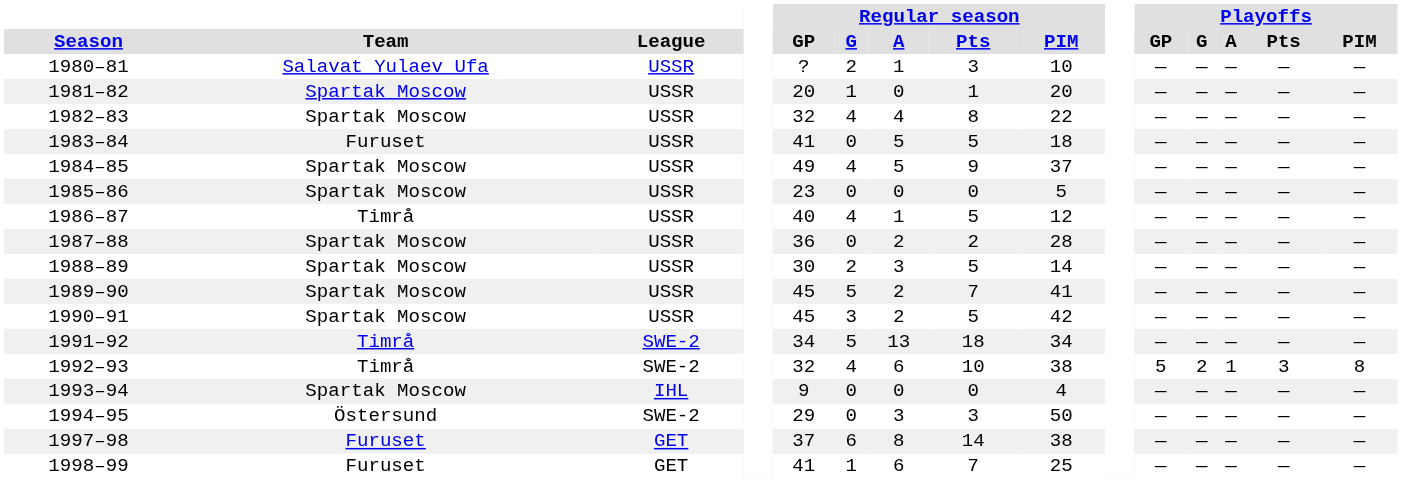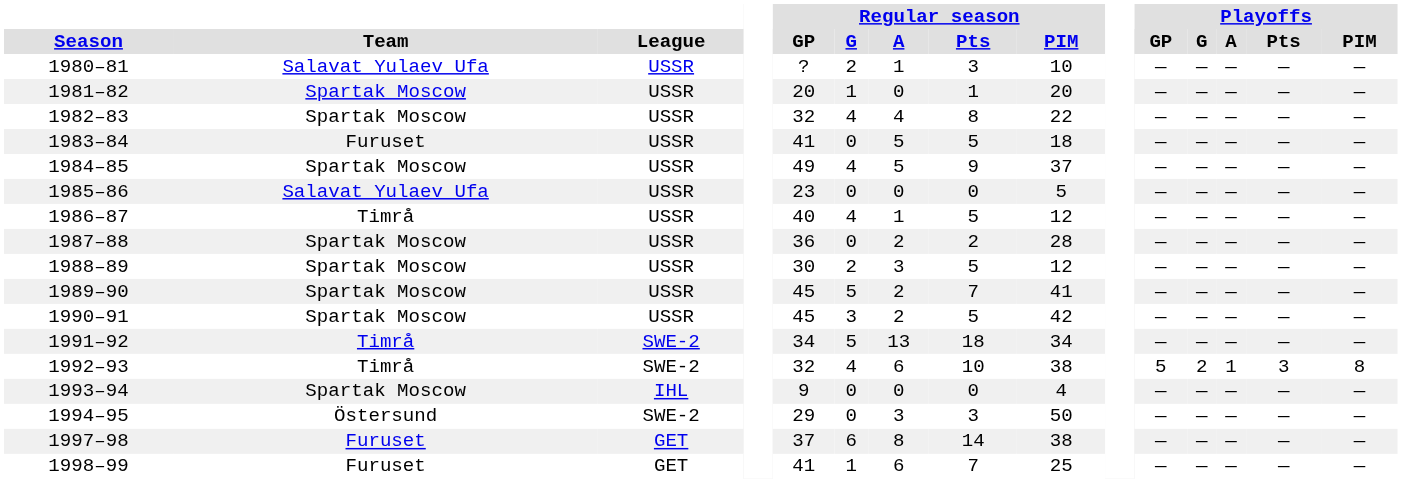(386, 191) Spartak Moscow -> (386, 191) Salavat Yulaev Ufa
(1061, 266) 14 -> (1061, 266) 12
